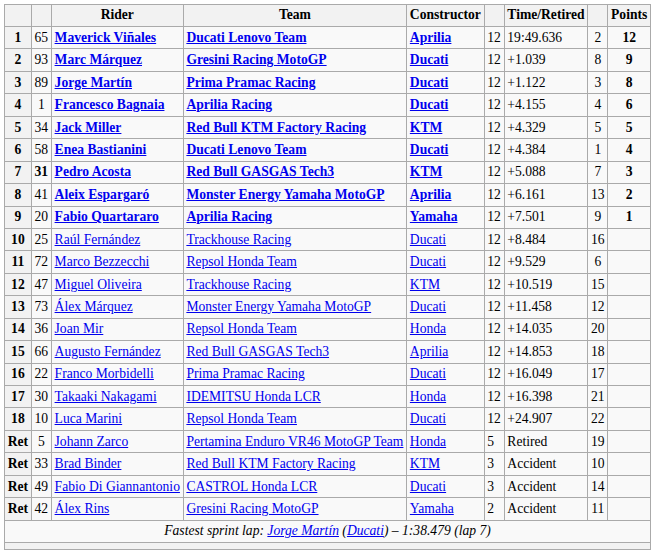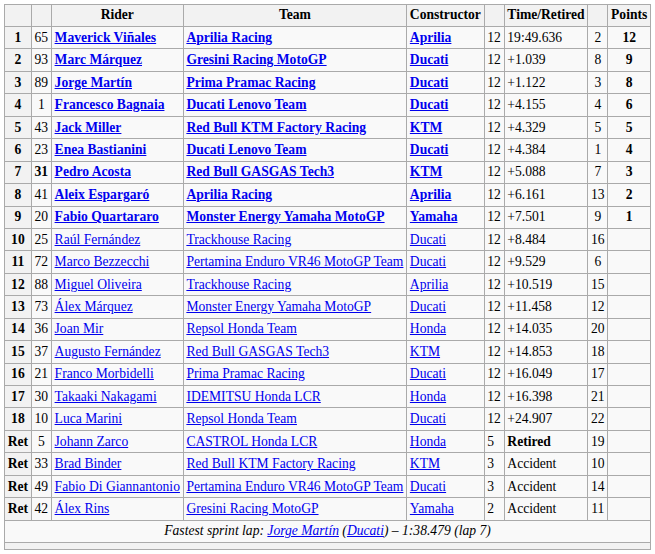(246, 37) Ducati Lenovo Team -> (229, 37) Aprilia Racing
(229, 105) Aprilia Racing -> (246, 105) Ducati Lenovo Team
(41, 127) 34 -> (41, 127) 43
(41, 149) 58 -> (41, 149) 23
(285, 194) Monster Energy Yamaha MotoGP -> (229, 194) Aprilia Racing
(229, 217) Aprilia Racing -> (285, 217) Monster Energy Yamaha MotoGP
(242, 262) Repsol Honda Team -> (295, 262) Pertamina Enduro VR46 MotoGP Team
(41, 284) 47 -> (41, 284) 88
(425, 284) KTM -> (429, 284) Aprilia
(41, 351) 66 -> (41, 351) 37
(429, 351) Aprilia -> (425, 351) KTM
(41, 374) 22 -> (41, 374) 21
(295, 441) Pertamina Enduro VR46 MotoGP Team -> (252, 441) CASTROL Honda LCR
(527, 441) normal -> (529, 441) bold
(252, 486) CASTROL Honda LCR -> (295, 486) Pertamina Enduro VR46 MotoGP Team
